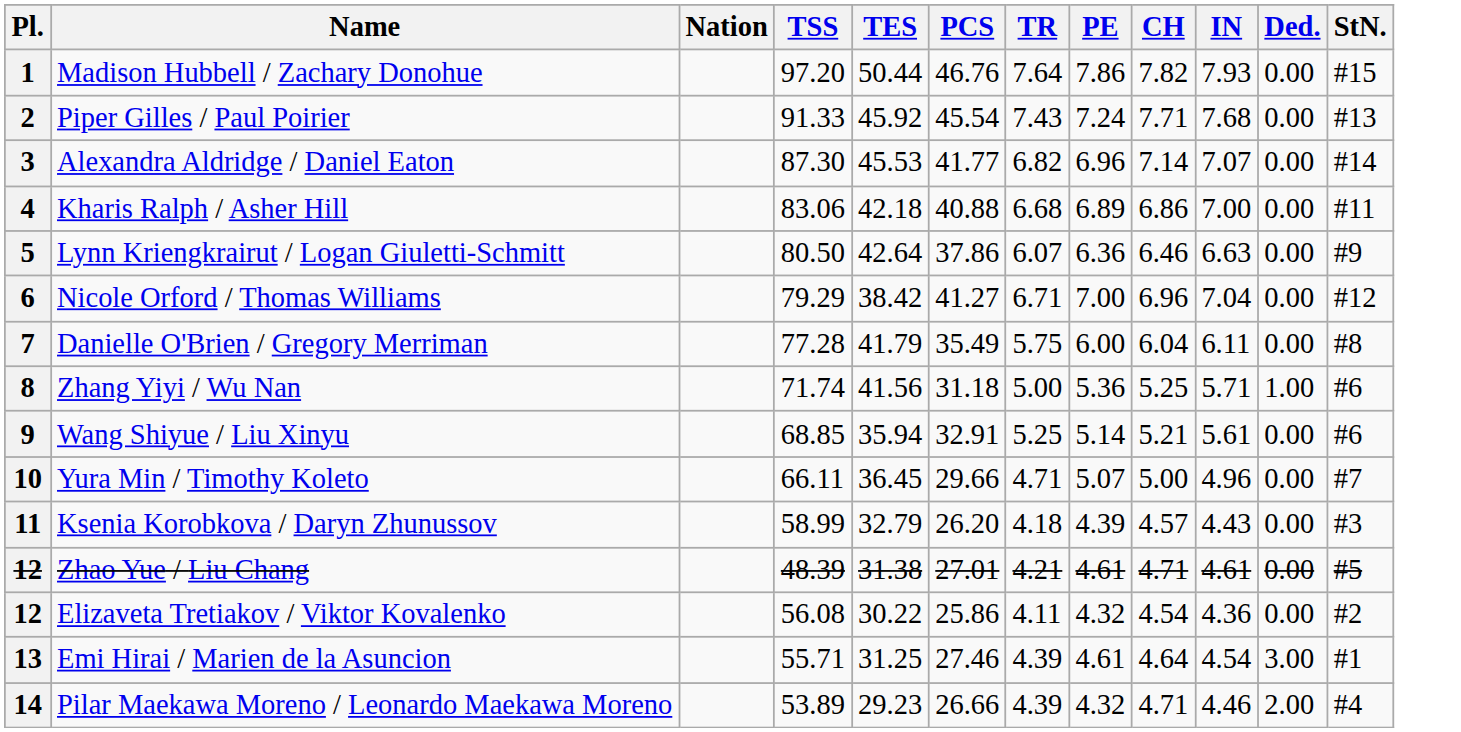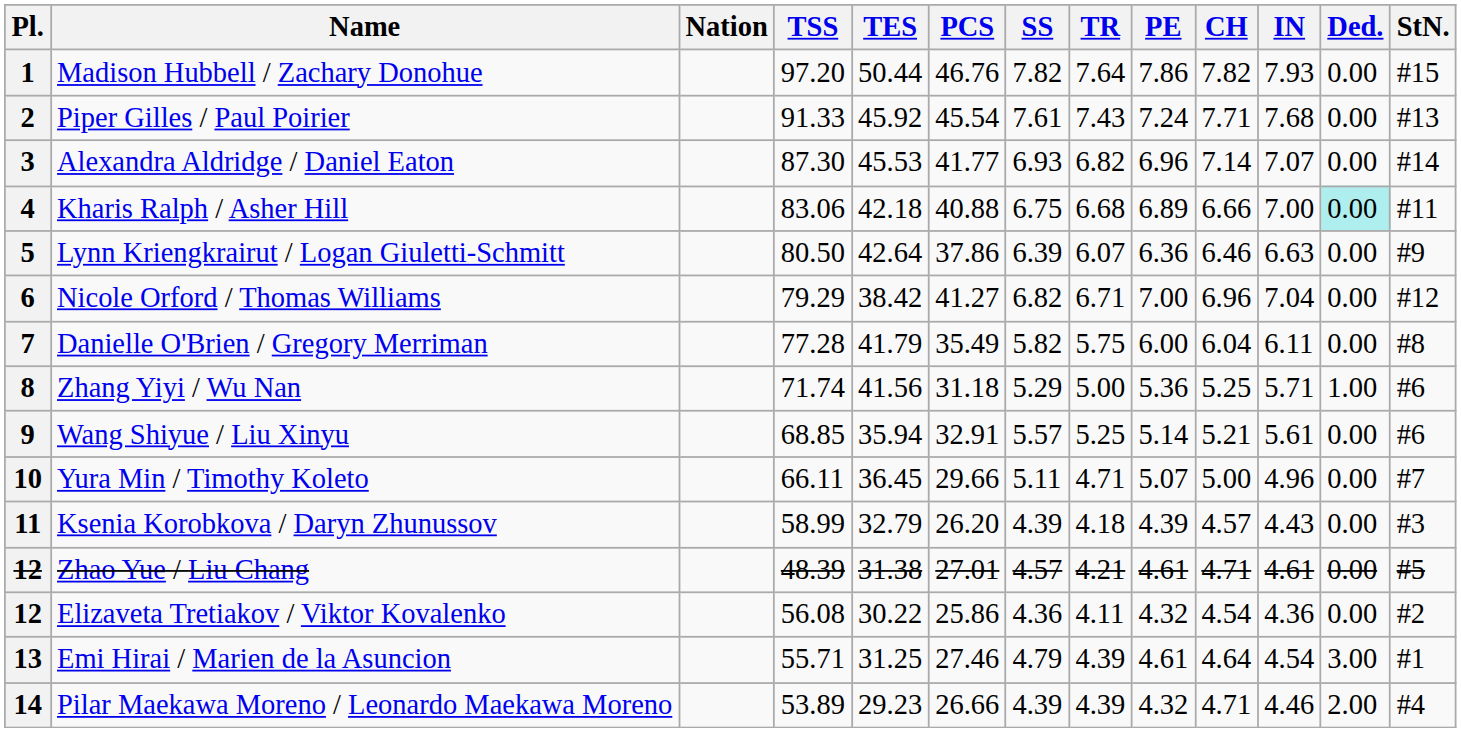+ column: (1037, 27)
(1163, 207) 6.86 -> (1226, 207) 6.66
(1289, 207) no background -> (1352, 207) paleturquoise background
